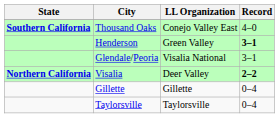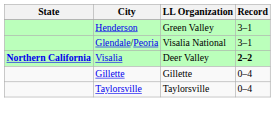- row: (126, 27)
(249, 43) bold -> (245, 27) normal
